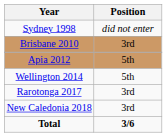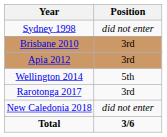(128, 60) 5th -> (128, 60) 3rd
(128, 108) 3rd -> (128, 108) did not enter
